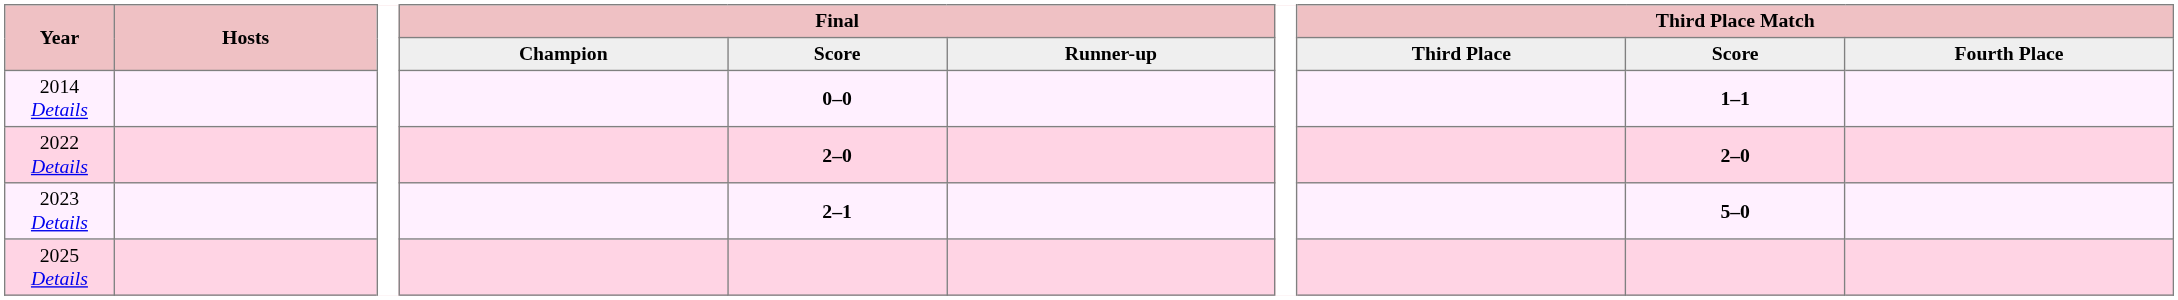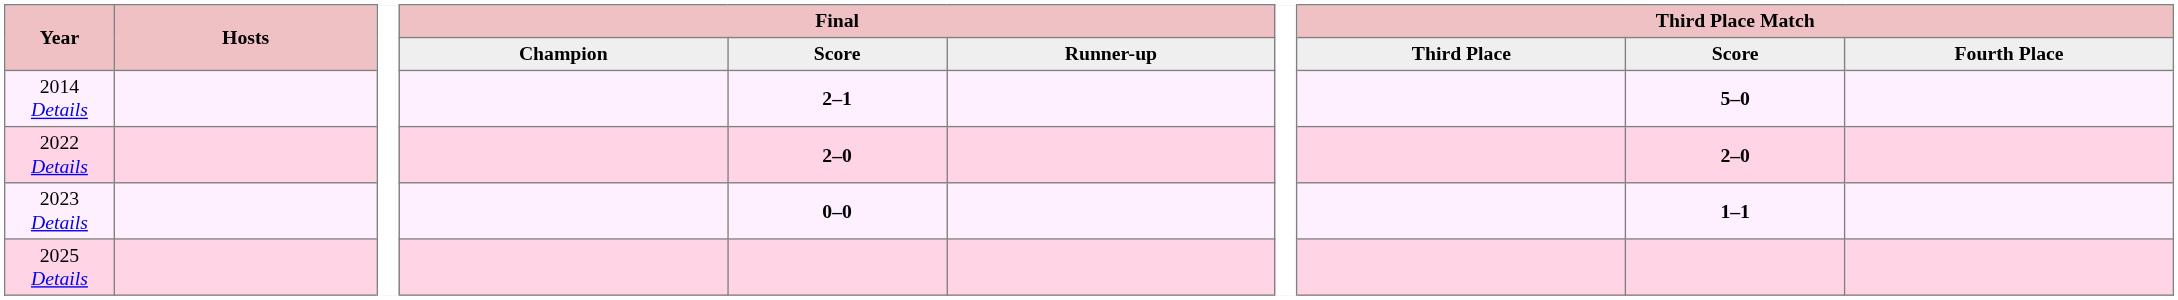(837, 98) 0–0 -> (837, 98) 2–1
(1735, 98) 1–1 -> (1735, 98) 5–0
(837, 210) 2–1 -> (837, 210) 0–0
(1735, 210) 5–0 -> (1735, 210) 1–1
